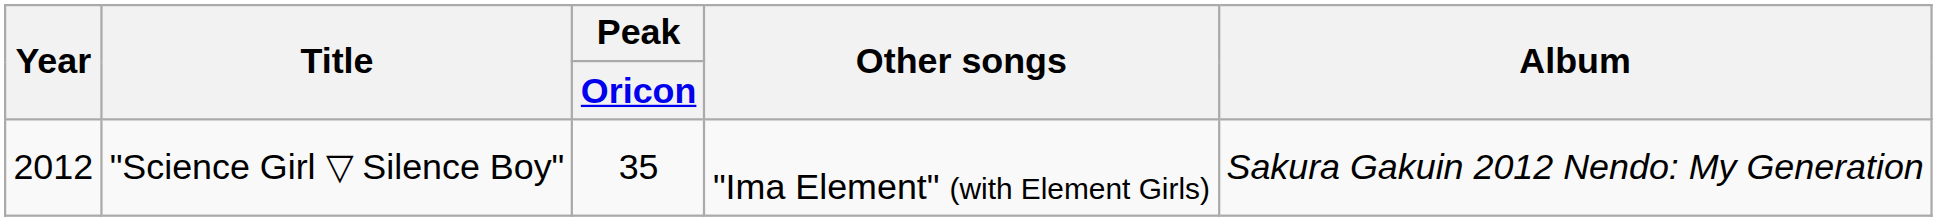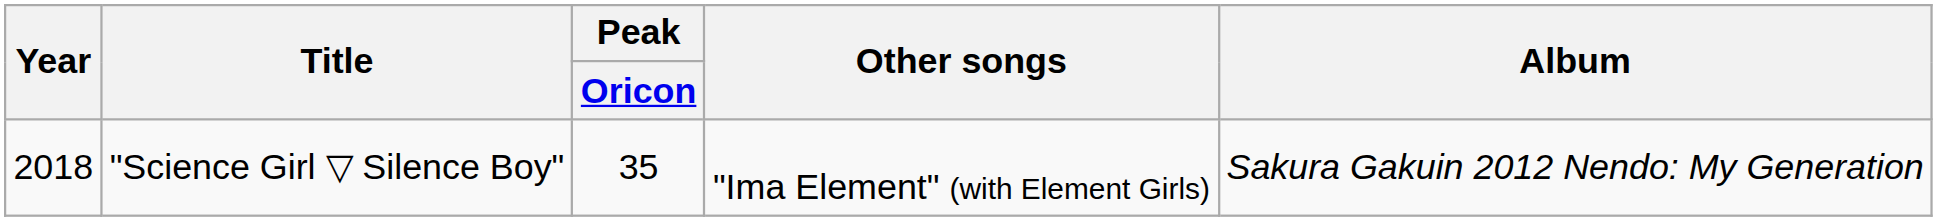(53, 166) 2012 -> (53, 166) 2018
